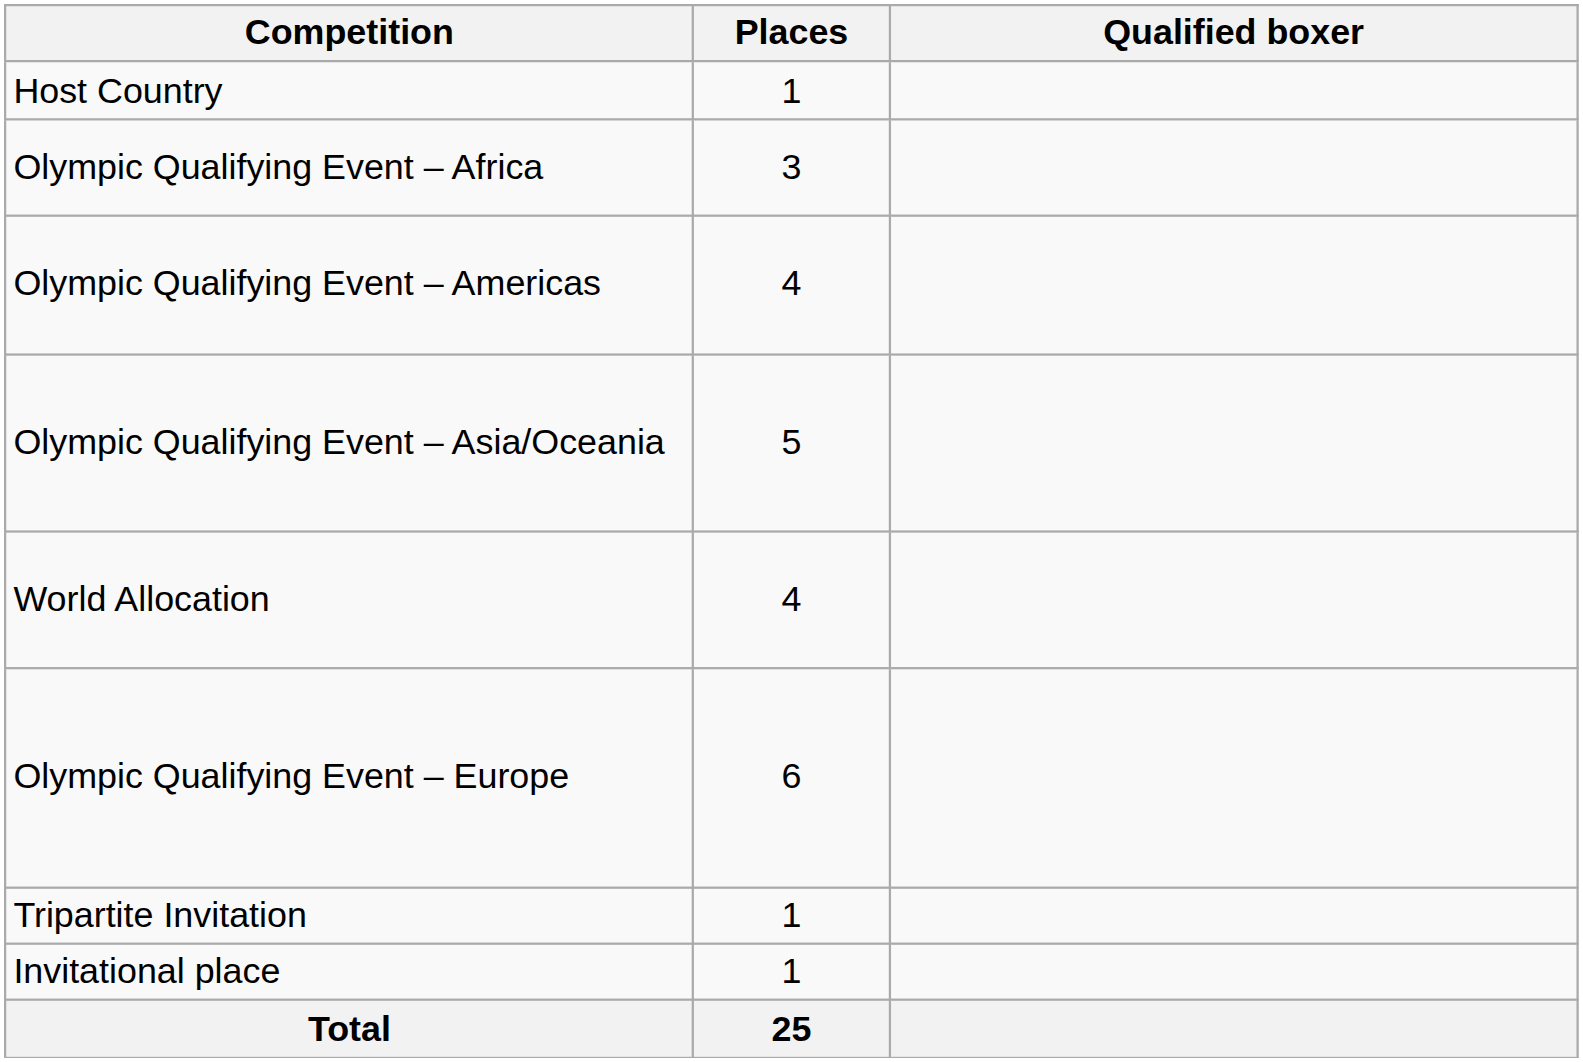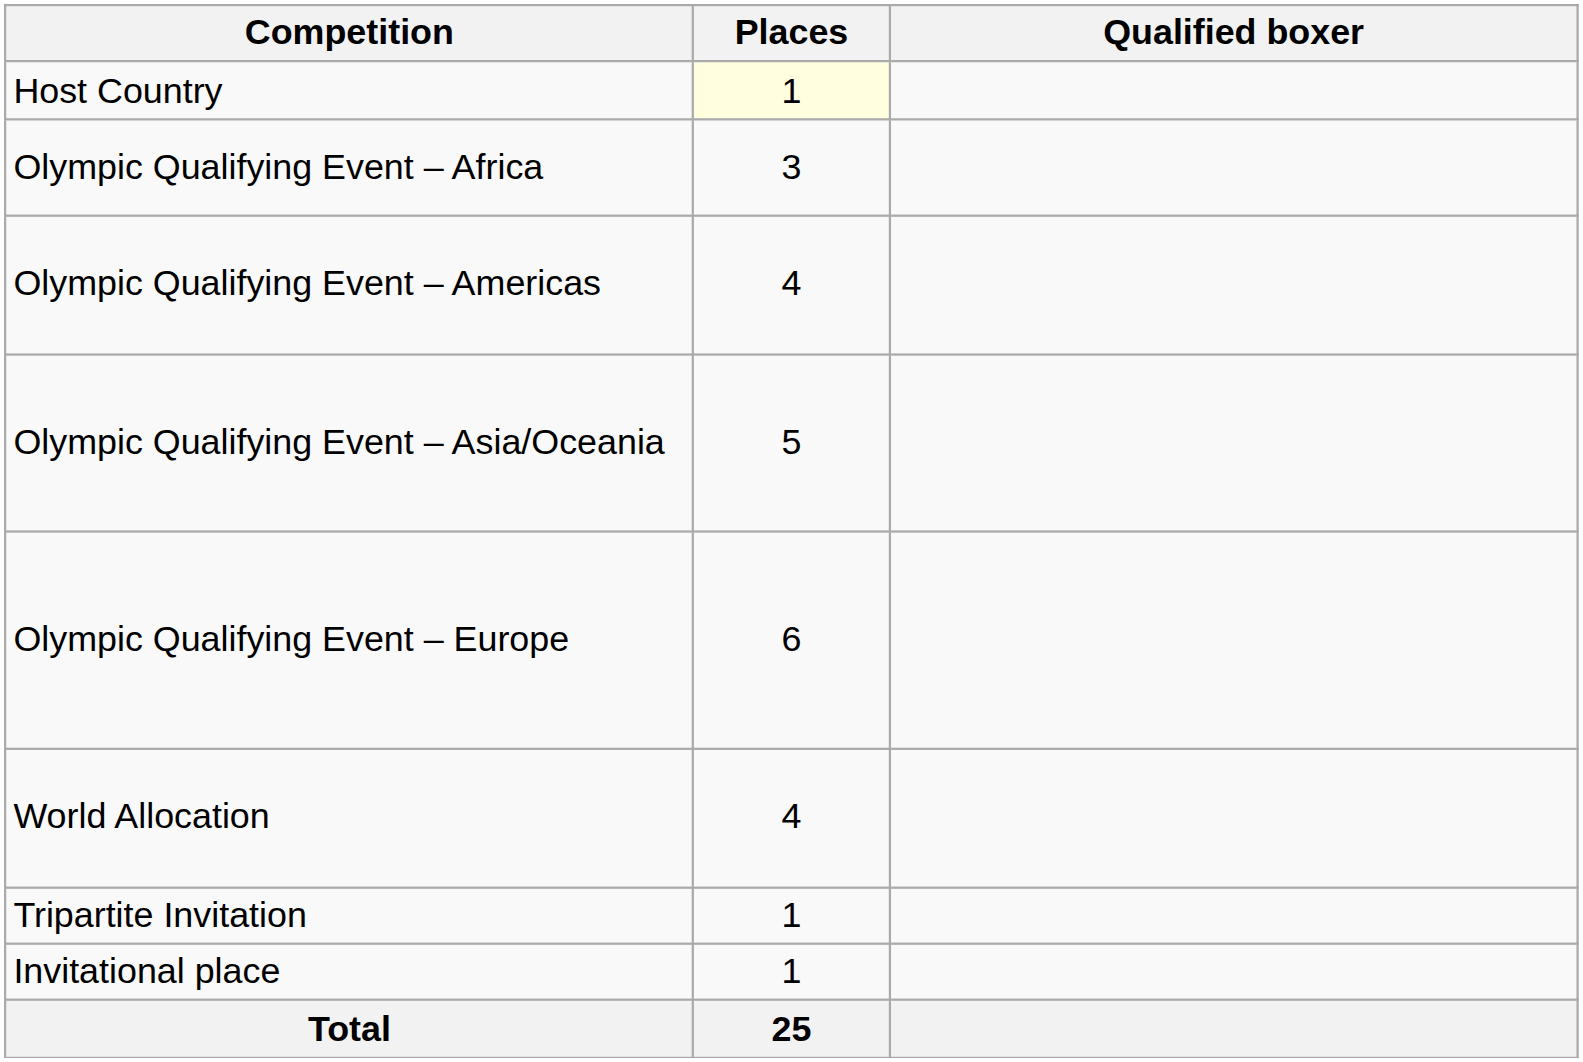(792, 89) no background -> (792, 89) lightyellow background
rows swapped: (291, 777) <-> (142, 599)
